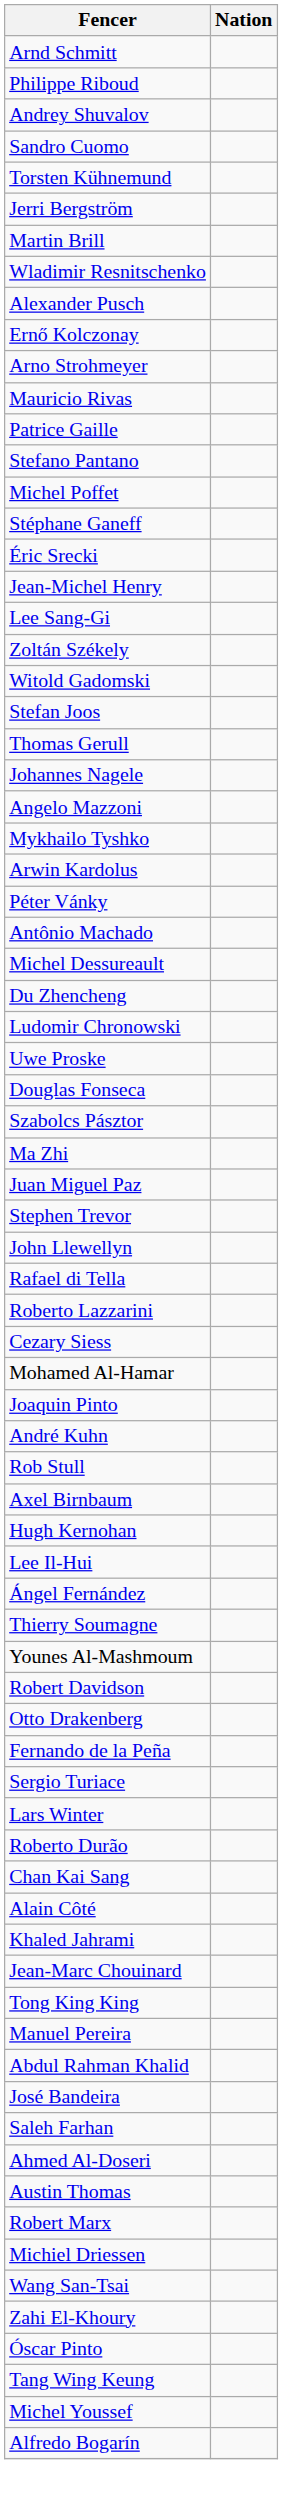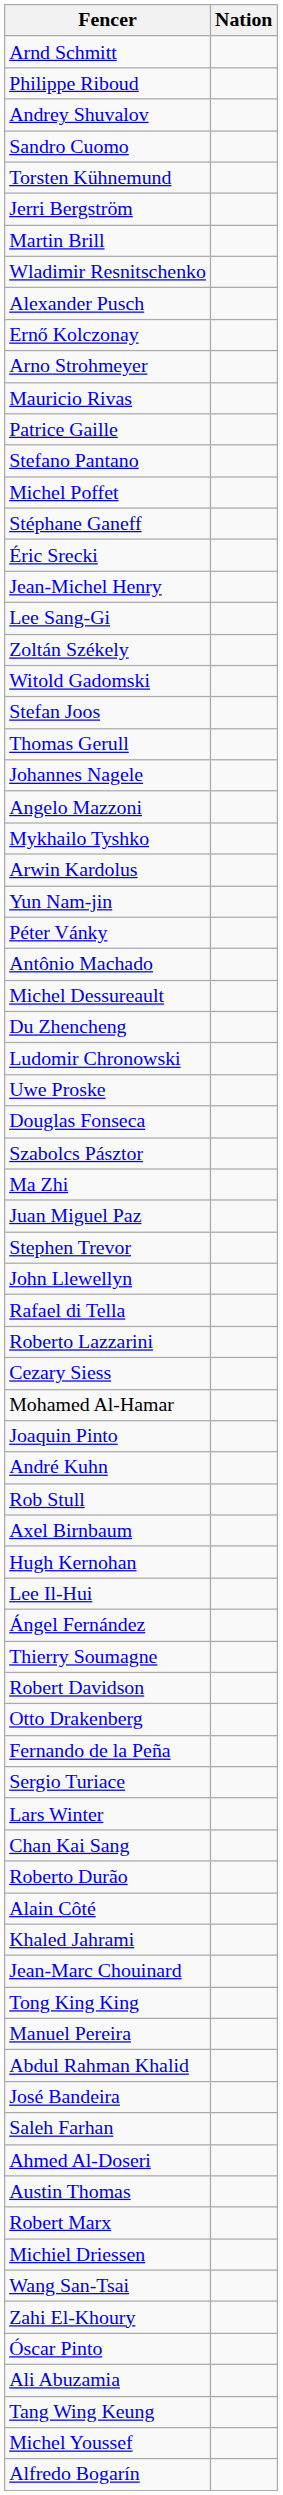+ row: (61, 901)
- row: (101, 1656)
rows swapped: (69, 1876) <-> (68, 1845)
+ row: (65, 2380)
